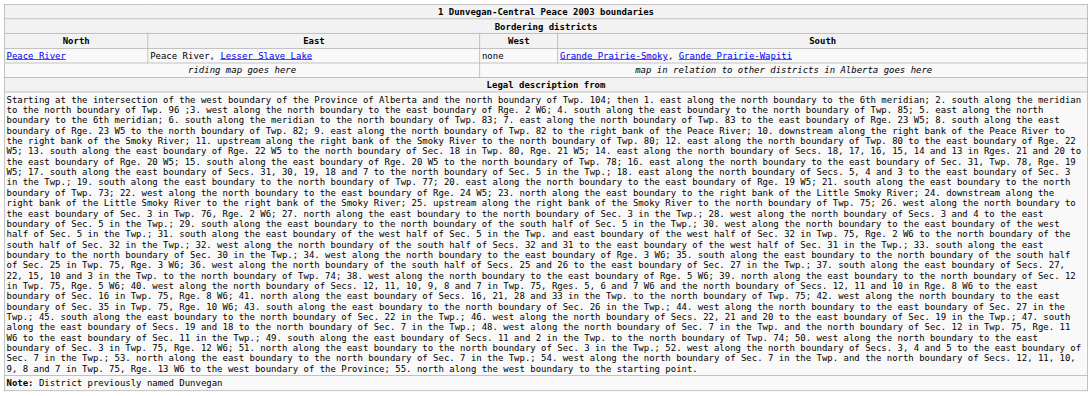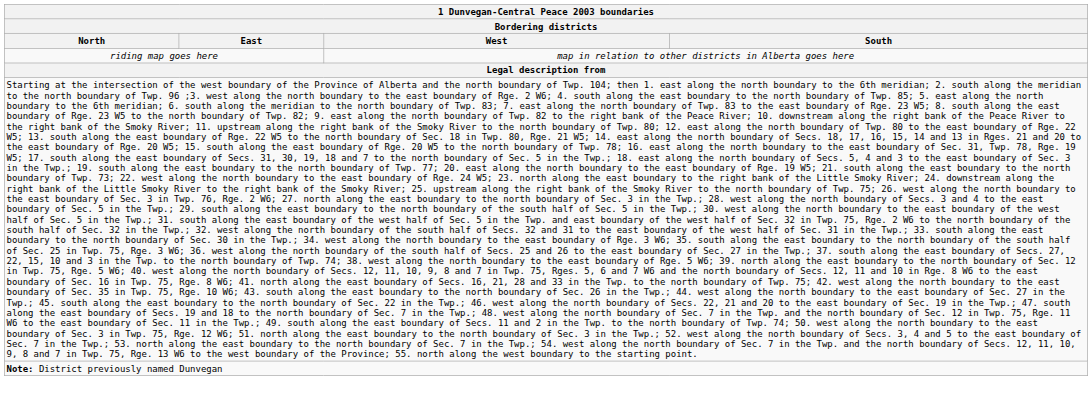- row: (36, 56)
